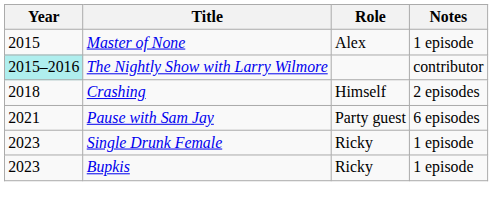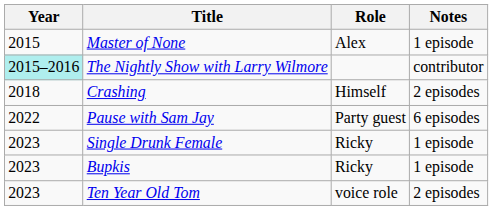(24, 117) 2021 -> (24, 117) 2022
+ row: (143, 192)
